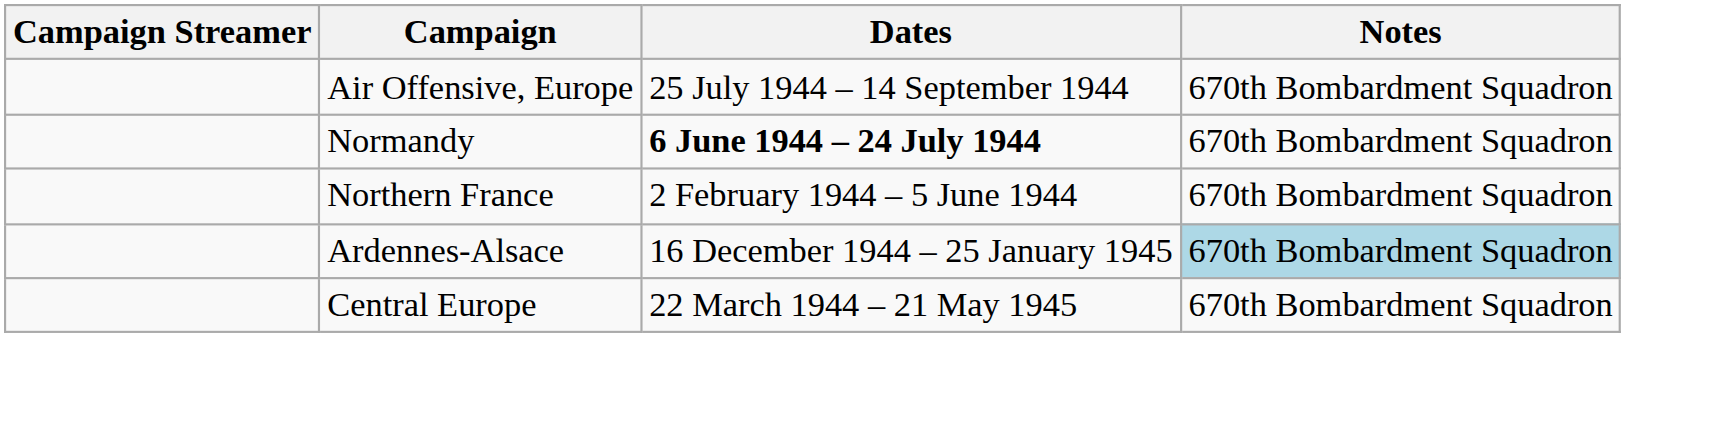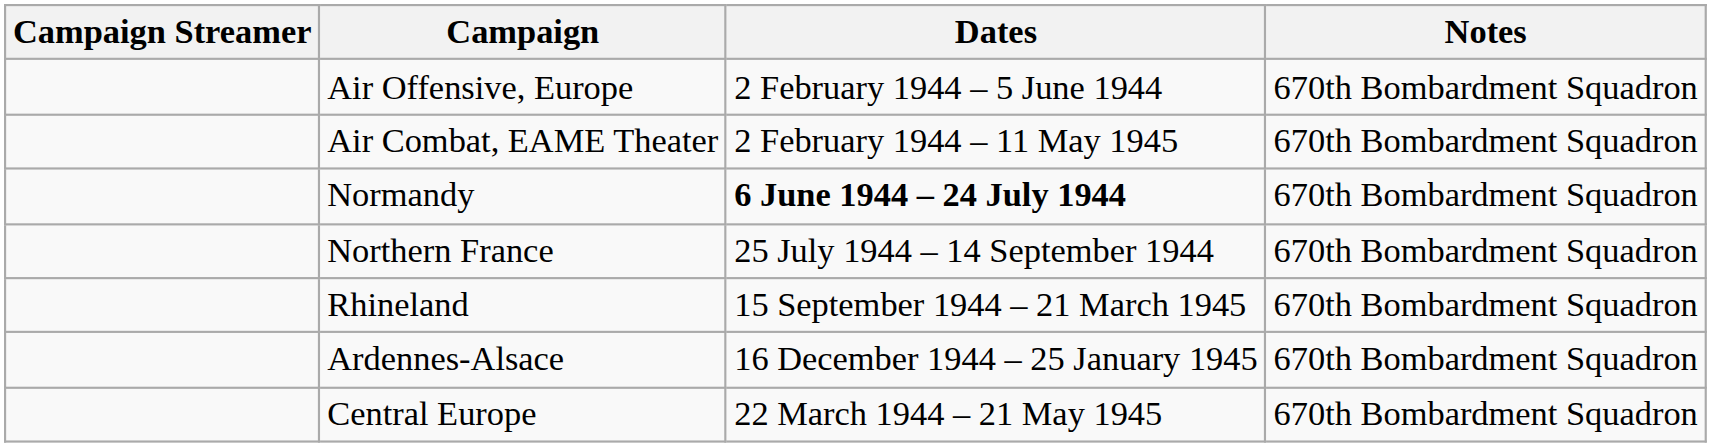(889, 86) 25 July 1944 – 14 September 1944 -> (948, 86) 2 February 1944 – 5 June 1944
+ row: (523, 140)
(863, 195) 2 February 1944 – 5 June 1944 -> (974, 250) 25 July 1944 – 14 September 1944
+ row: (398, 304)
(1401, 250) lightblue background -> (1486, 359) no background
